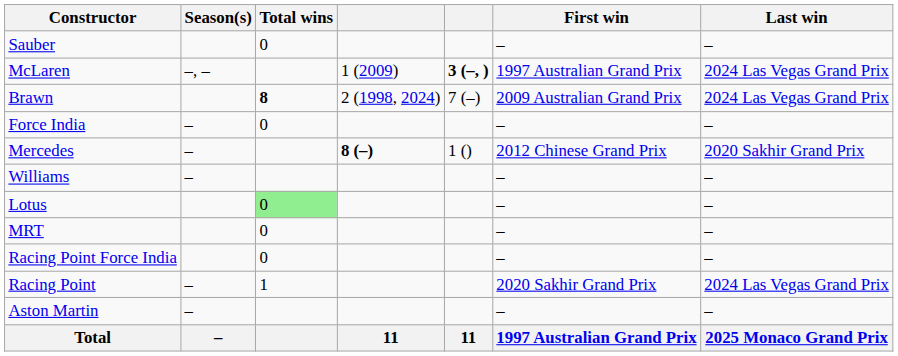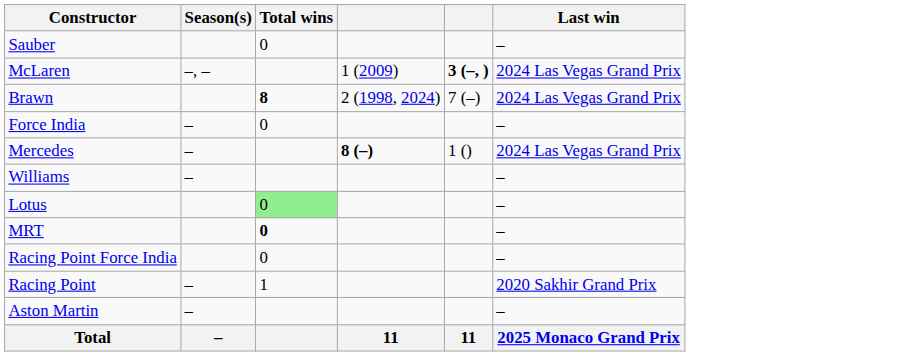- column: (596, 17)
(784, 151) 2020 Sakhir Grand Prix -> (589, 151) 2024 Las Vegas Grand Prix
(264, 230) normal -> (264, 230) bold
(797, 284) 2024 Las Vegas Grand Prix -> (576, 284) 2020 Sakhir Grand Prix
